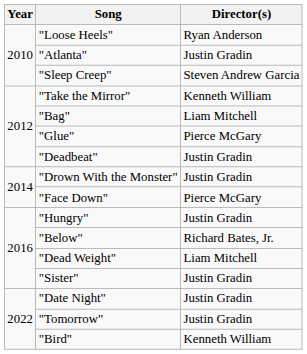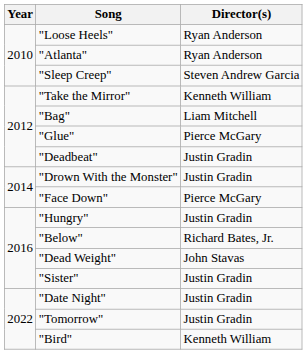(218, 55) Justin Gradin -> (223, 55) Ryan Anderson
(220, 258) Liam Mitchell -> (214, 258) John Stavas
